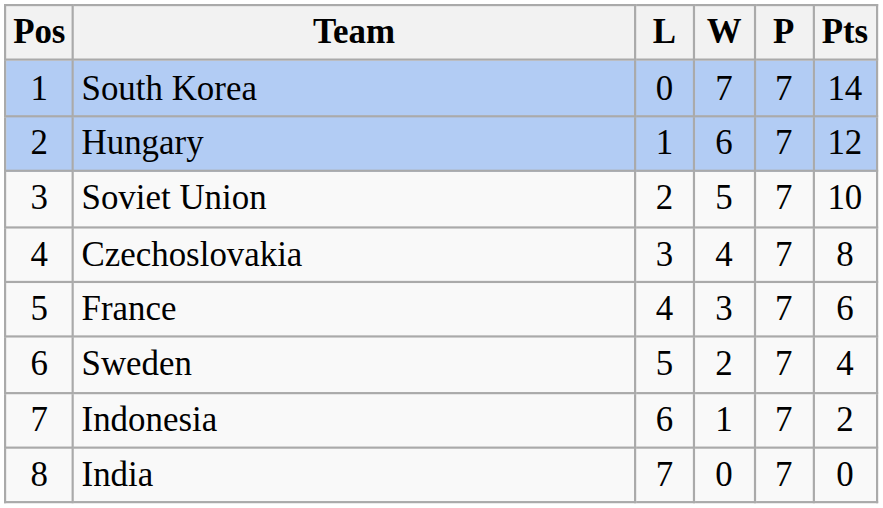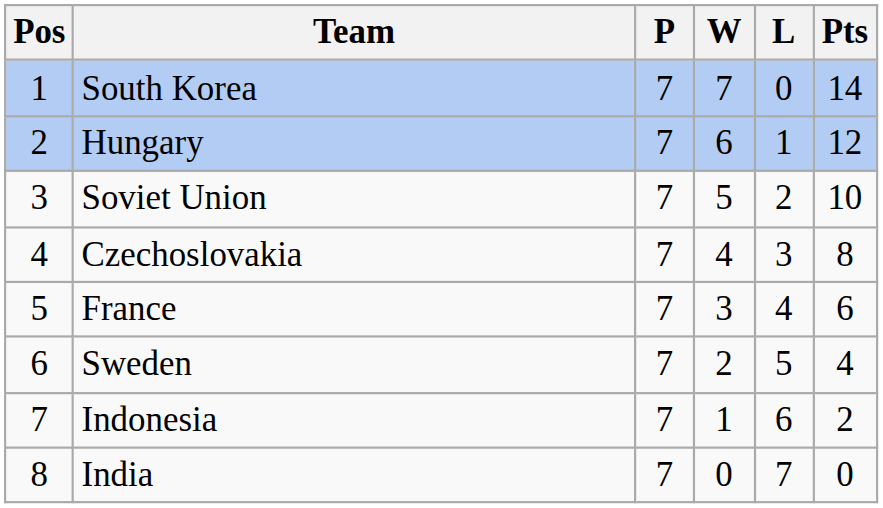columns swapped: (784, 32) <-> (664, 32)
